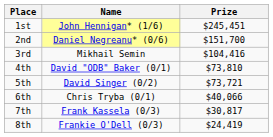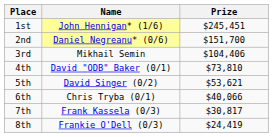(224, 54) $104,416 -> (224, 54) $104,406
(224, 82) $73,721 -> (224, 82) $53,621
